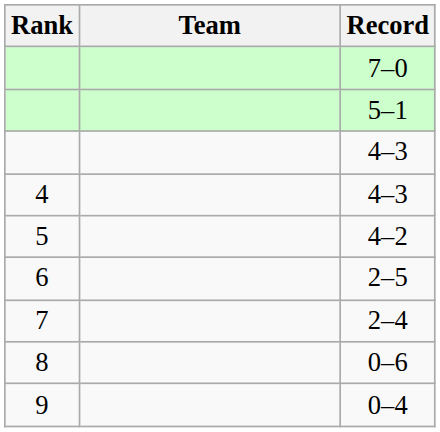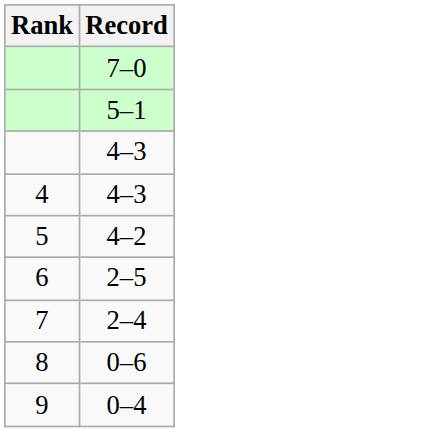- column: (210, 25)
